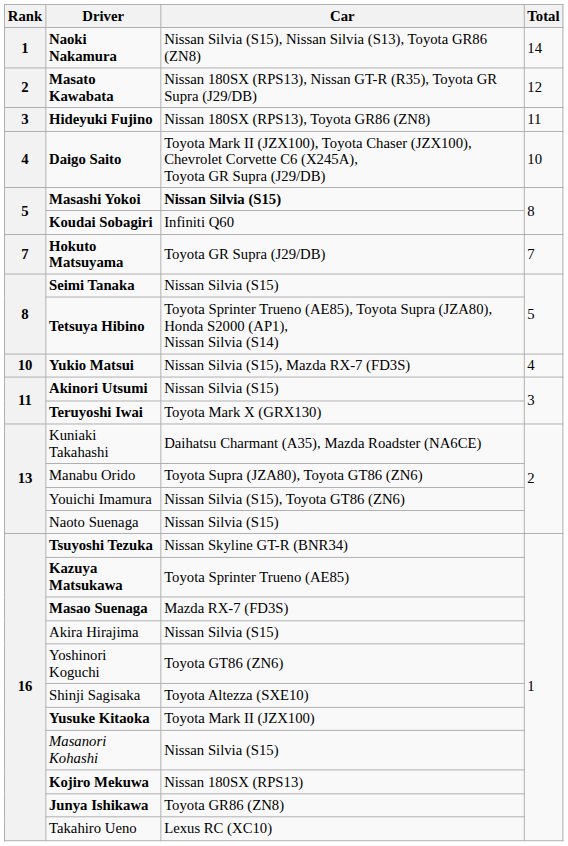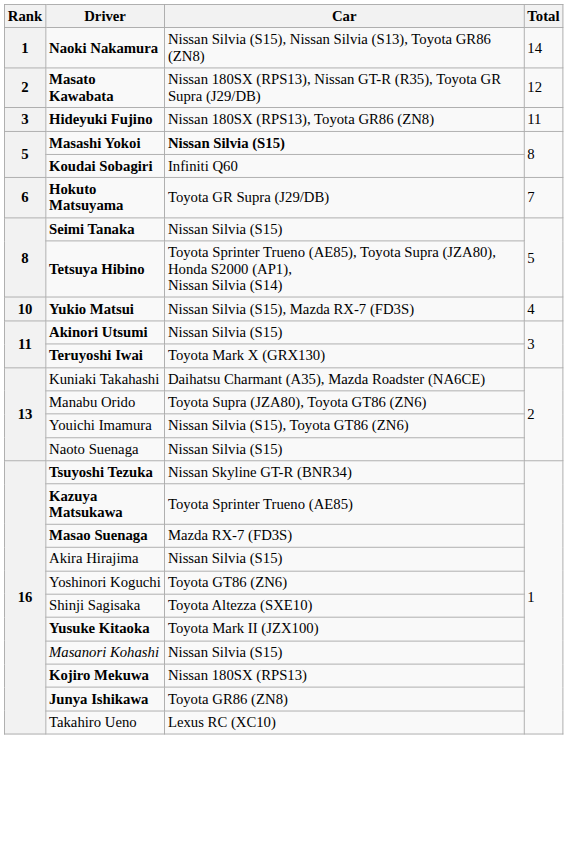- row: (85, 159)
(25, 254) 7 -> (25, 197) 6
